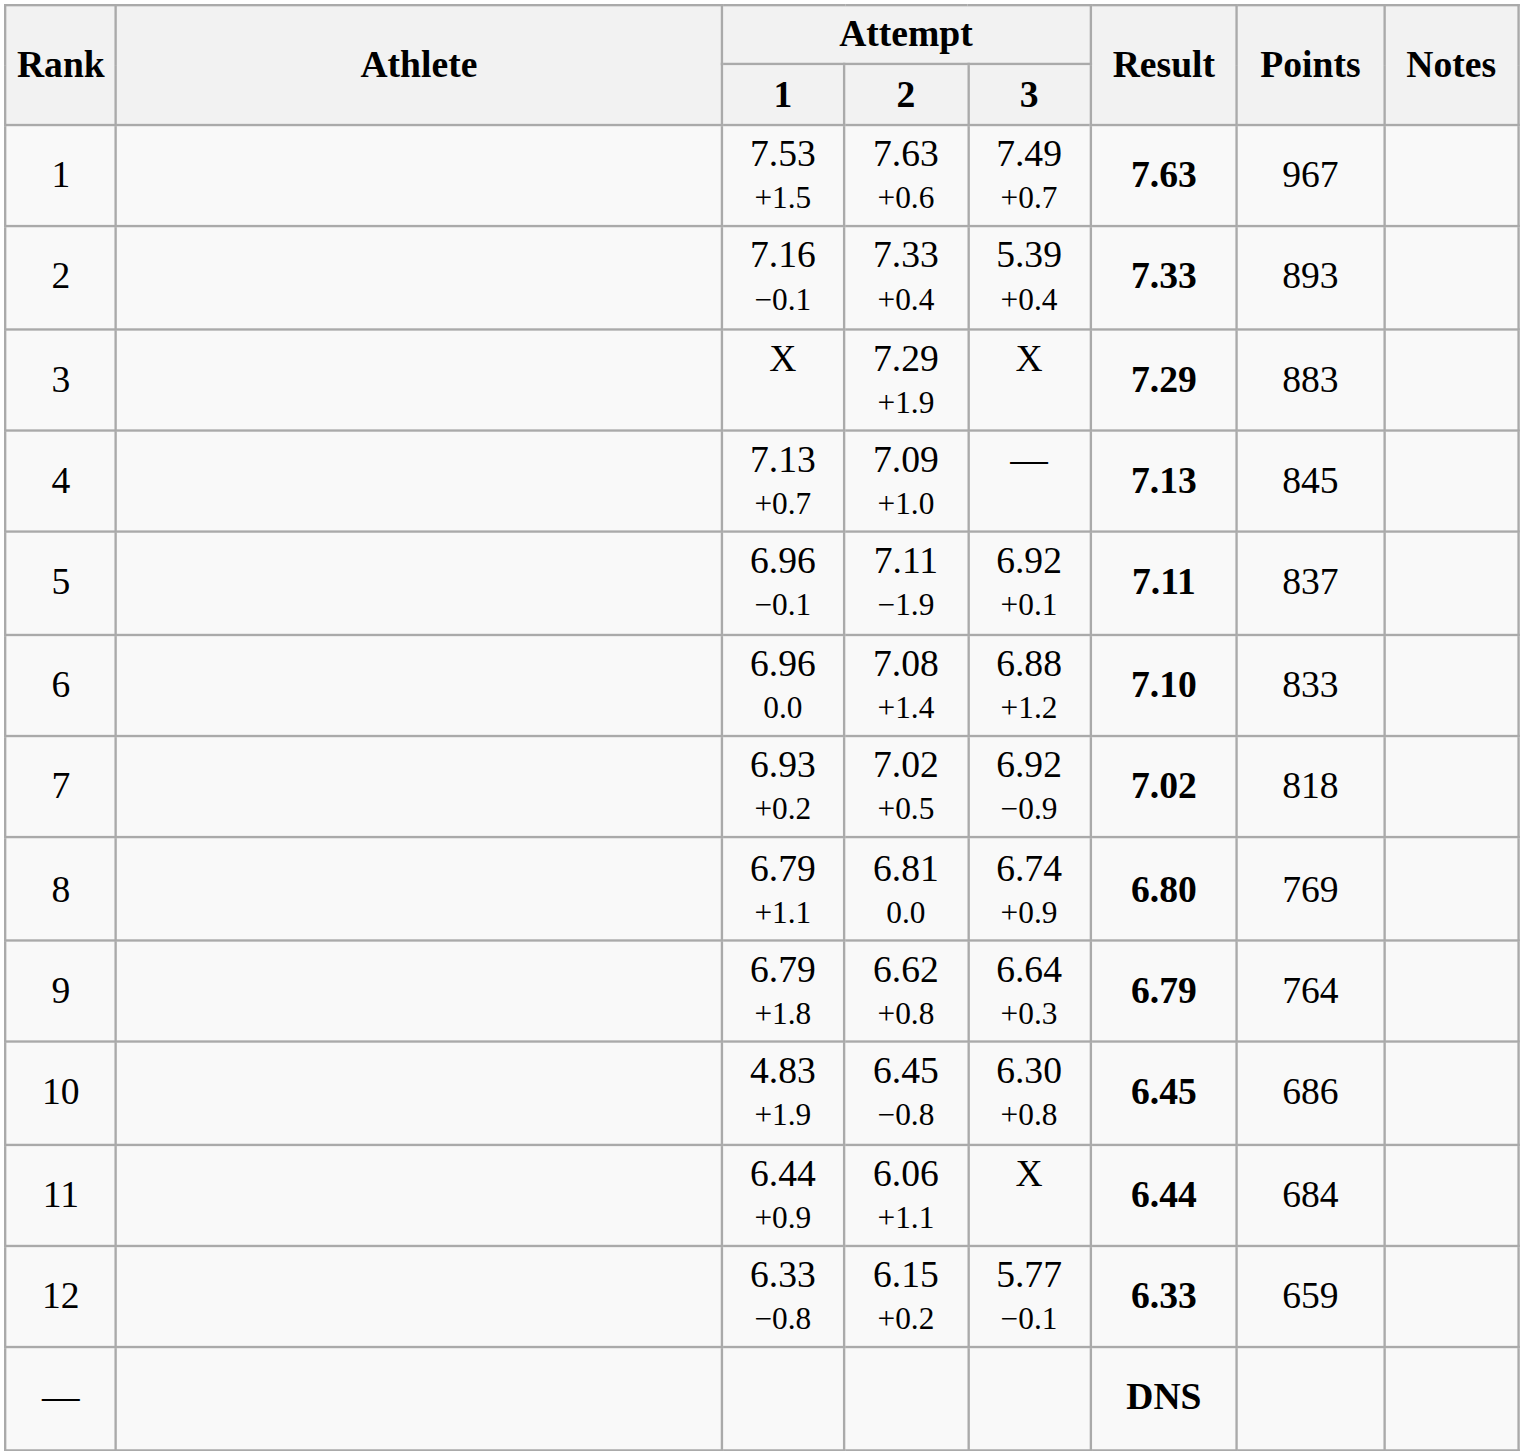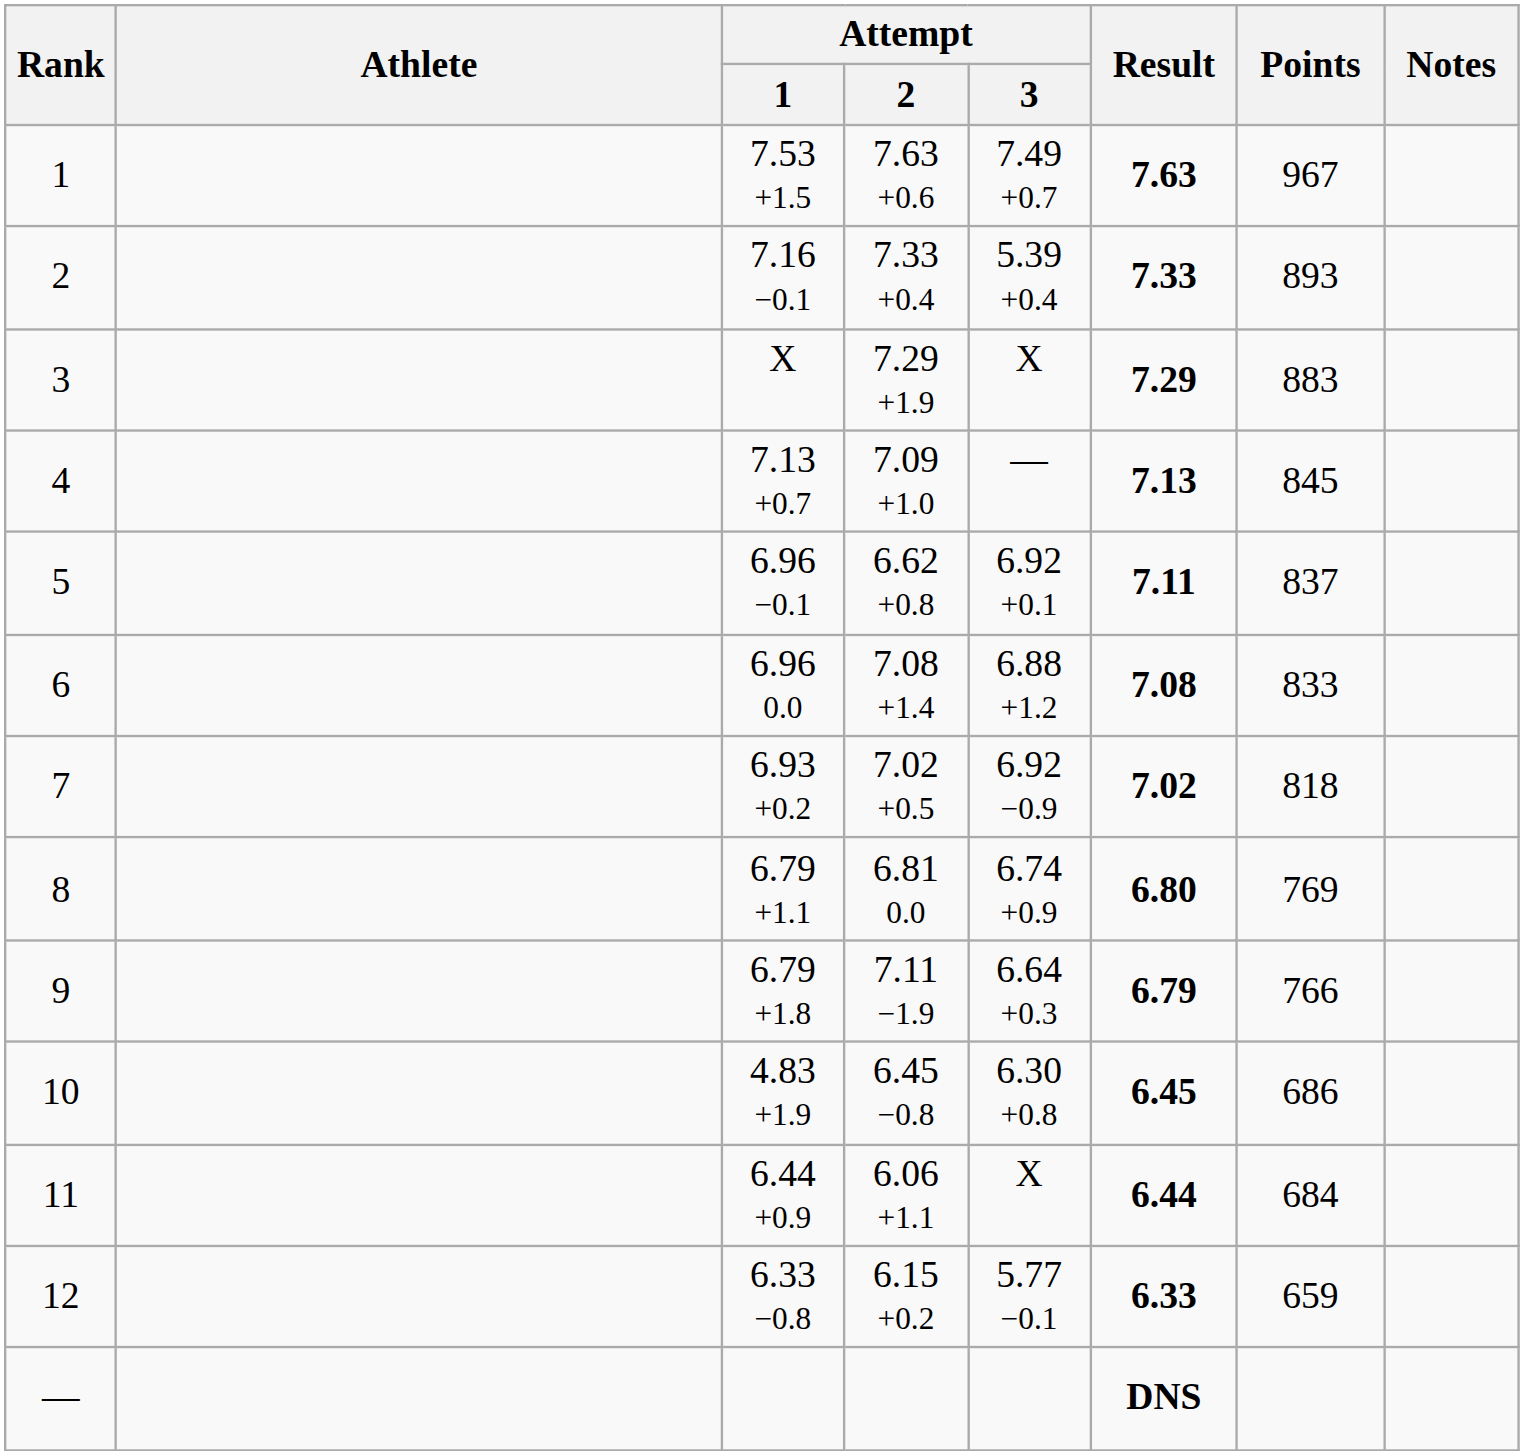(906, 582) 7.11 −1.9 -> (906, 582) 6.62 +0.8
(1164, 684) 7.10 -> (1164, 684) 7.08
(906, 990) 6.62 +0.8 -> (906, 990) 7.11 −1.9
(1310, 990) 764 -> (1310, 990) 766
